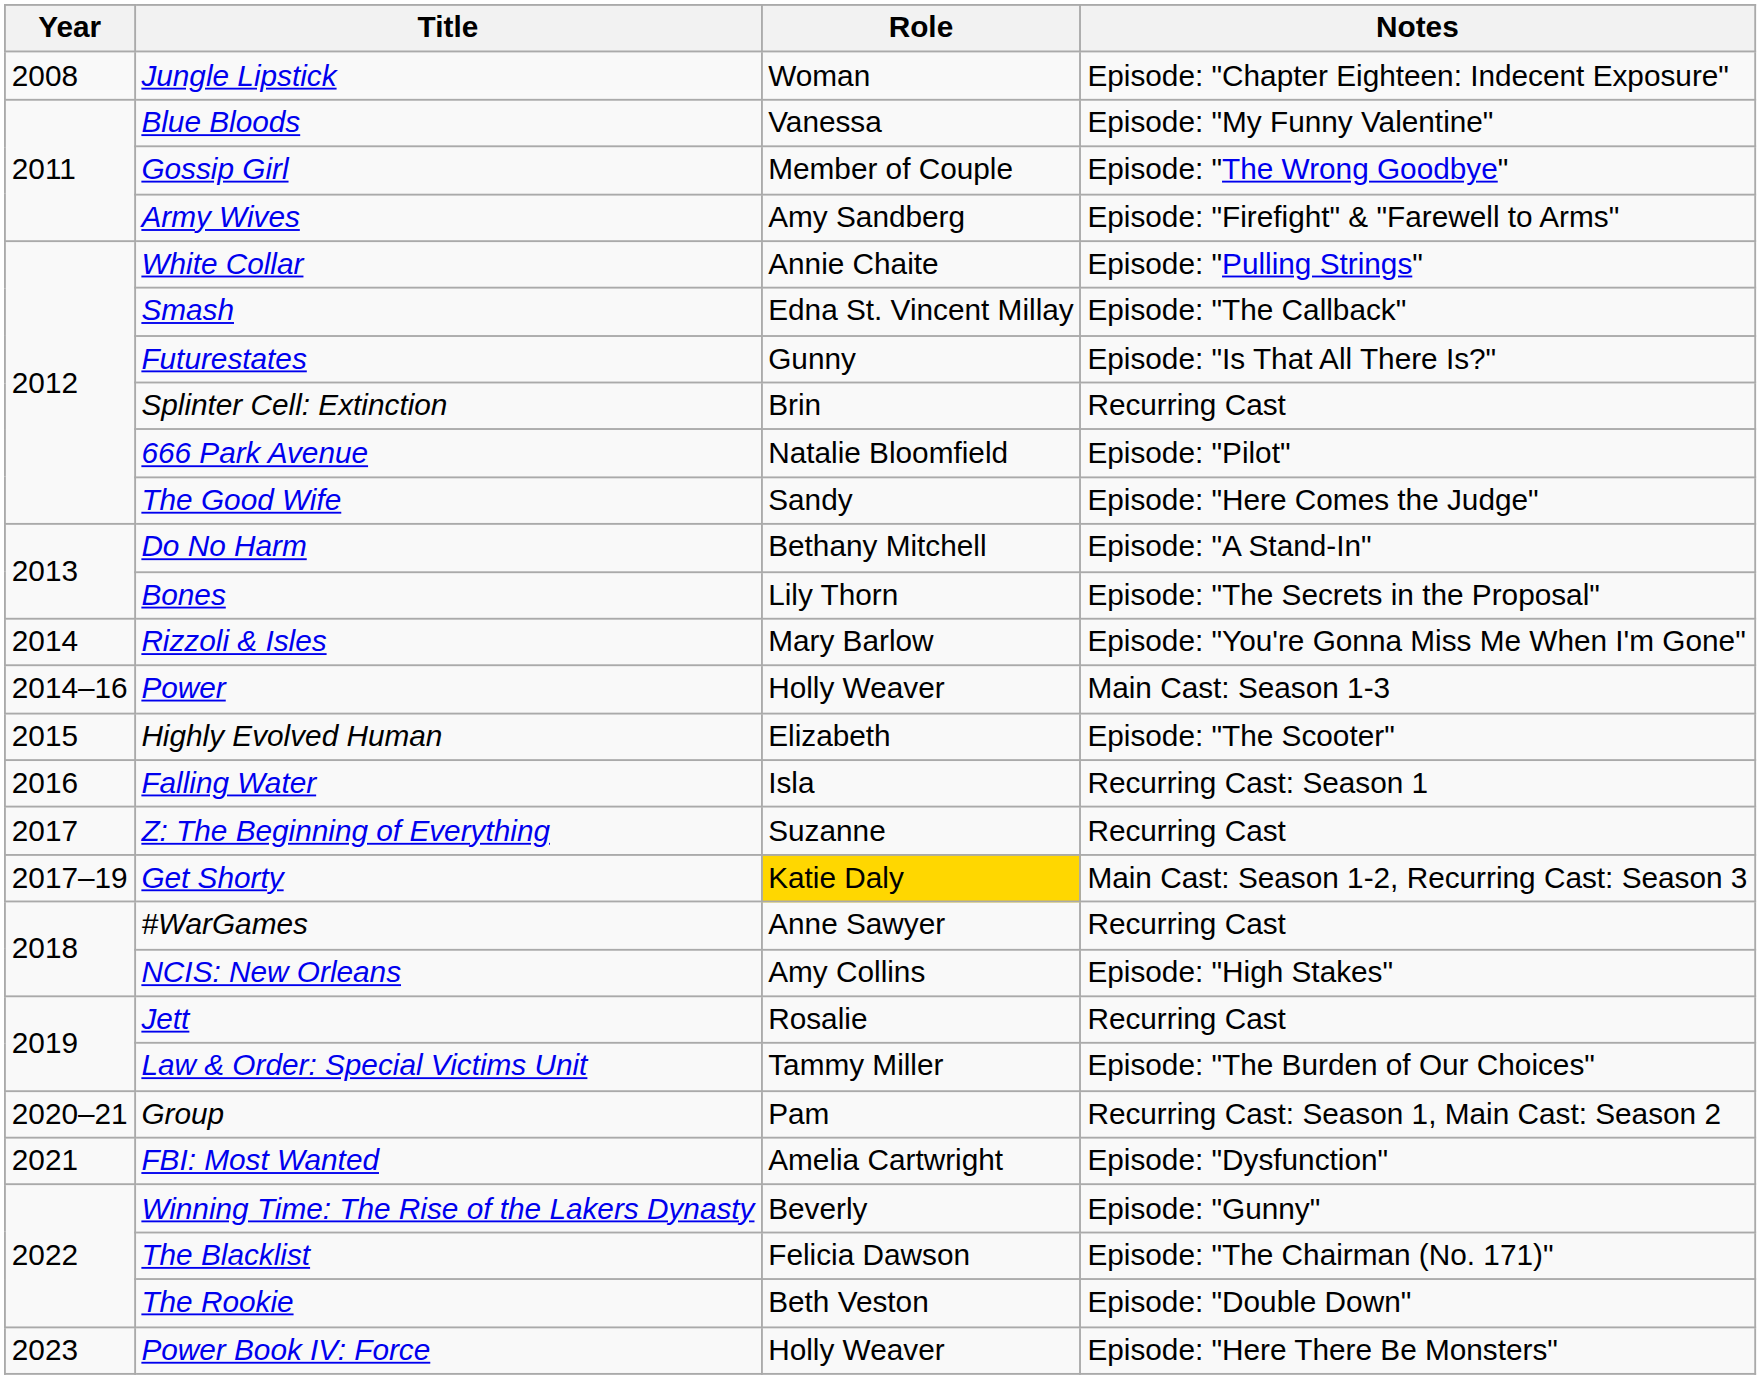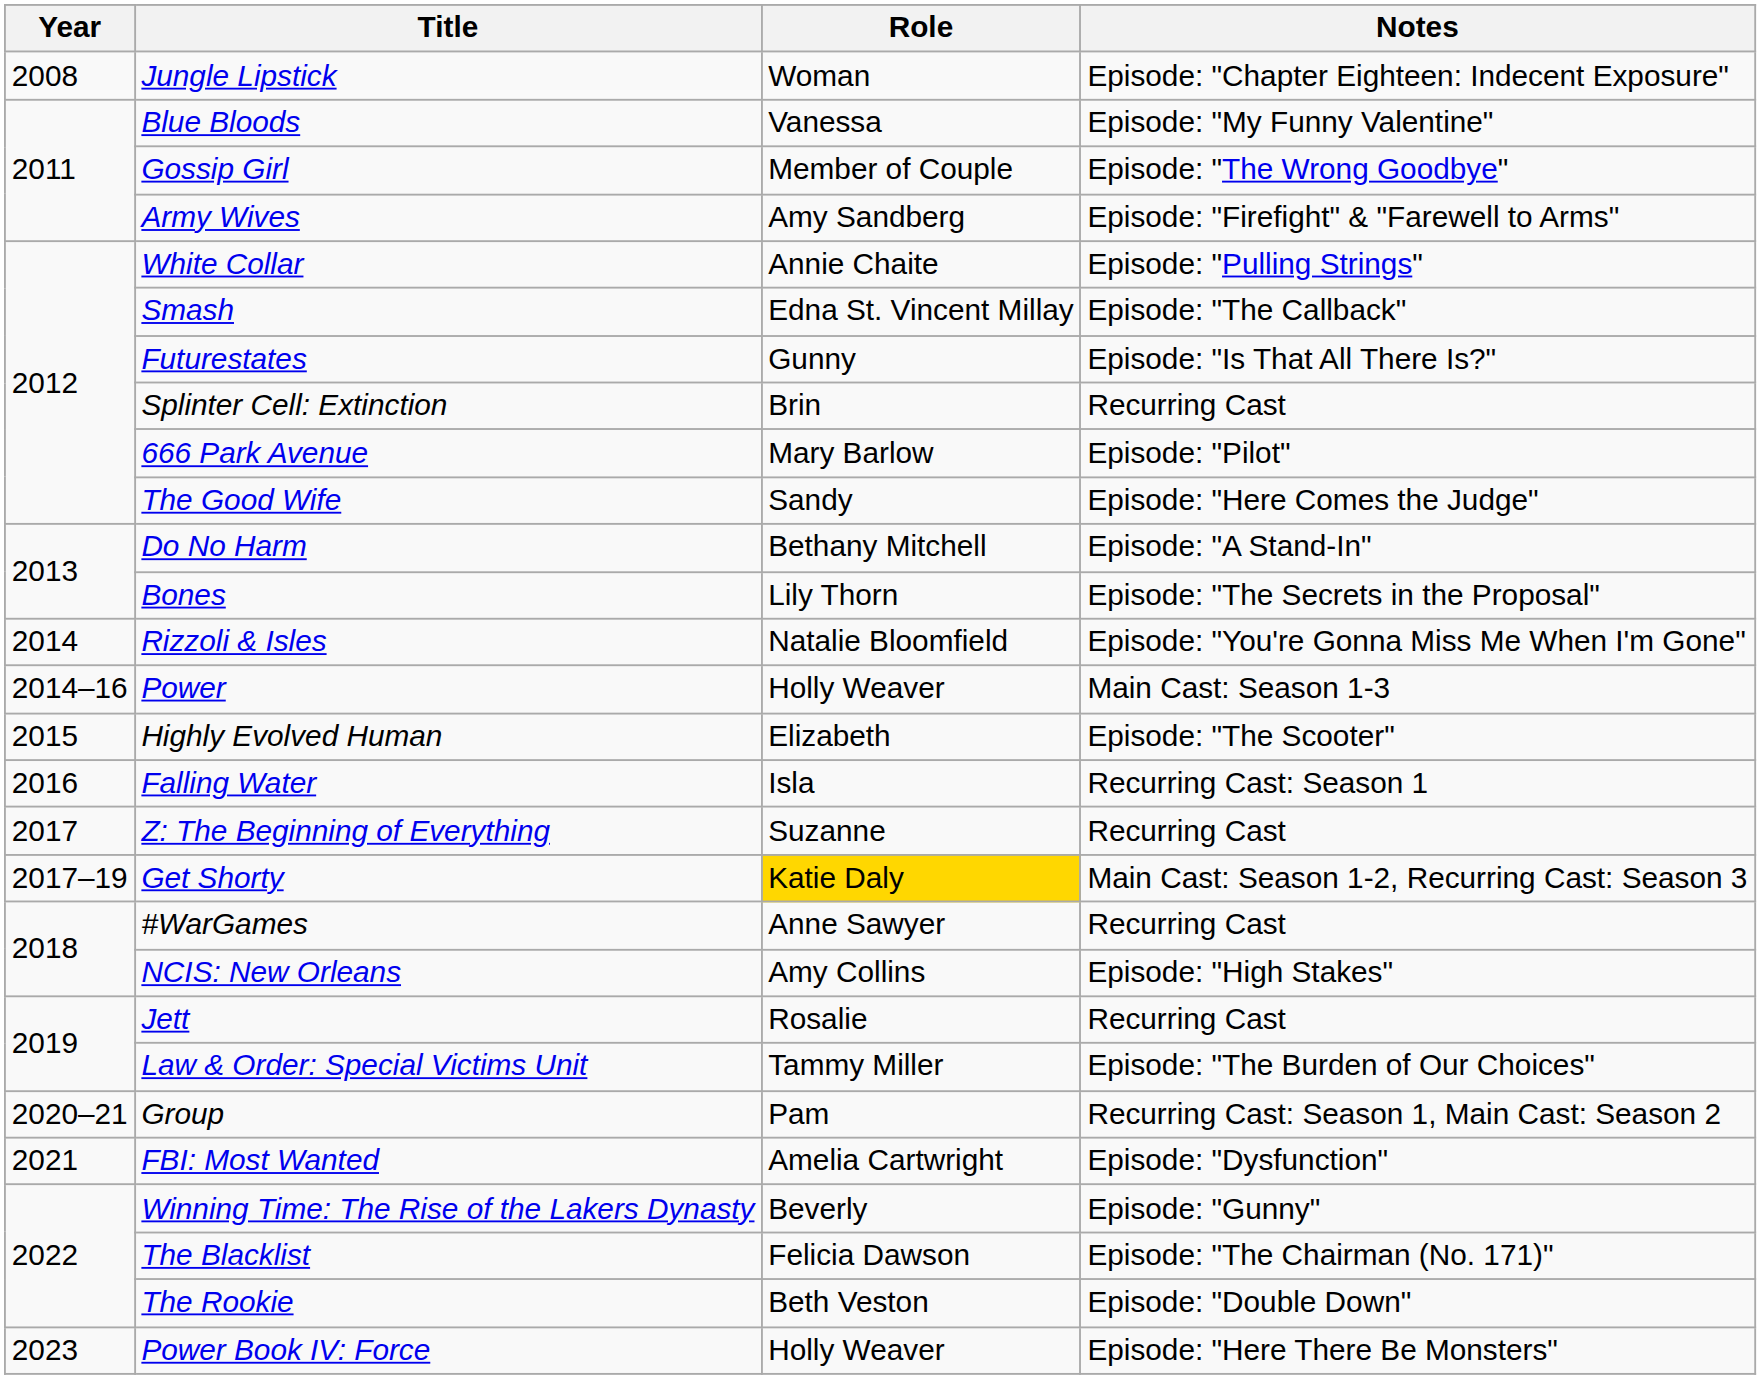(888, 452) Natalie Bloomfield -> (851, 452) Mary Barlow
(851, 641) Mary Barlow -> (888, 641) Natalie Bloomfield
